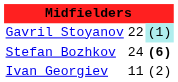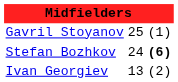(136, 32) 22 -> (136, 32) 25
(159, 32) paleturquoise background -> (159, 32) no background
(136, 71) 11 -> (136, 71) 13
